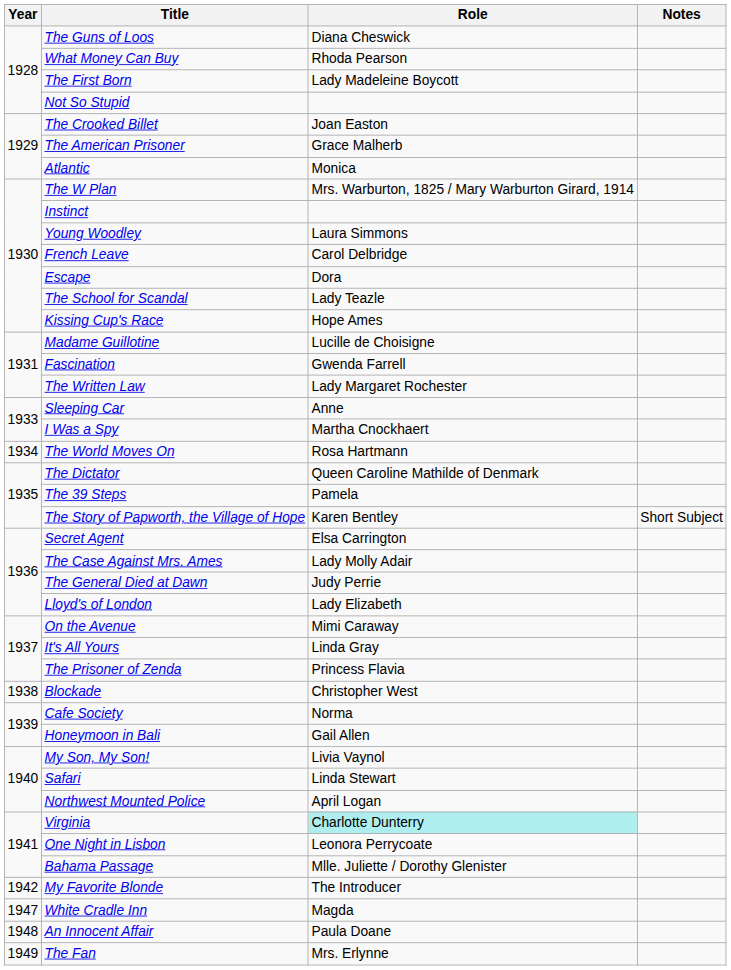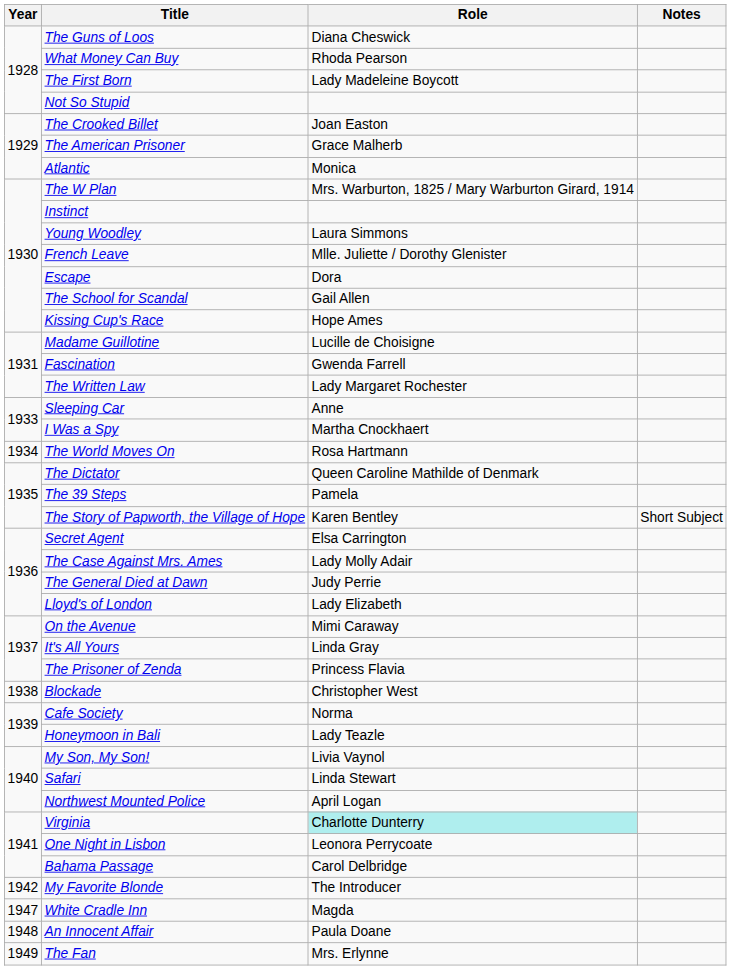(359, 255) Carol Delbridge -> (409, 255) Mlle. Juliette / Dorothy Glenister
(348, 299) Lady Teazle -> (341, 299) Gail Allen
(341, 735) Gail Allen -> (348, 735) Lady Teazle
(409, 866) Mlle. Juliette / Dorothy Glenister -> (359, 866) Carol Delbridge
